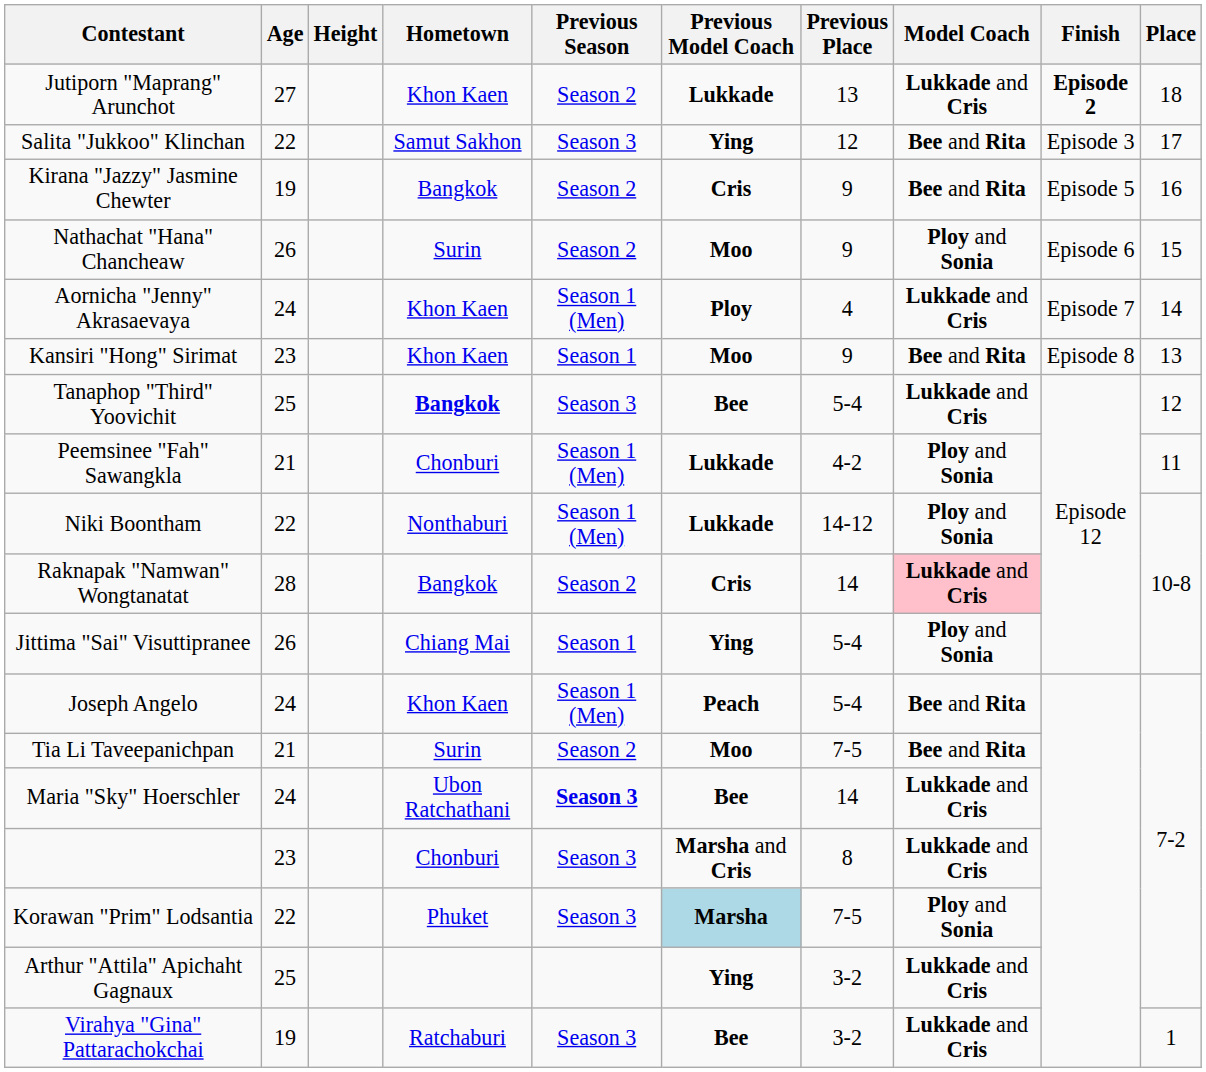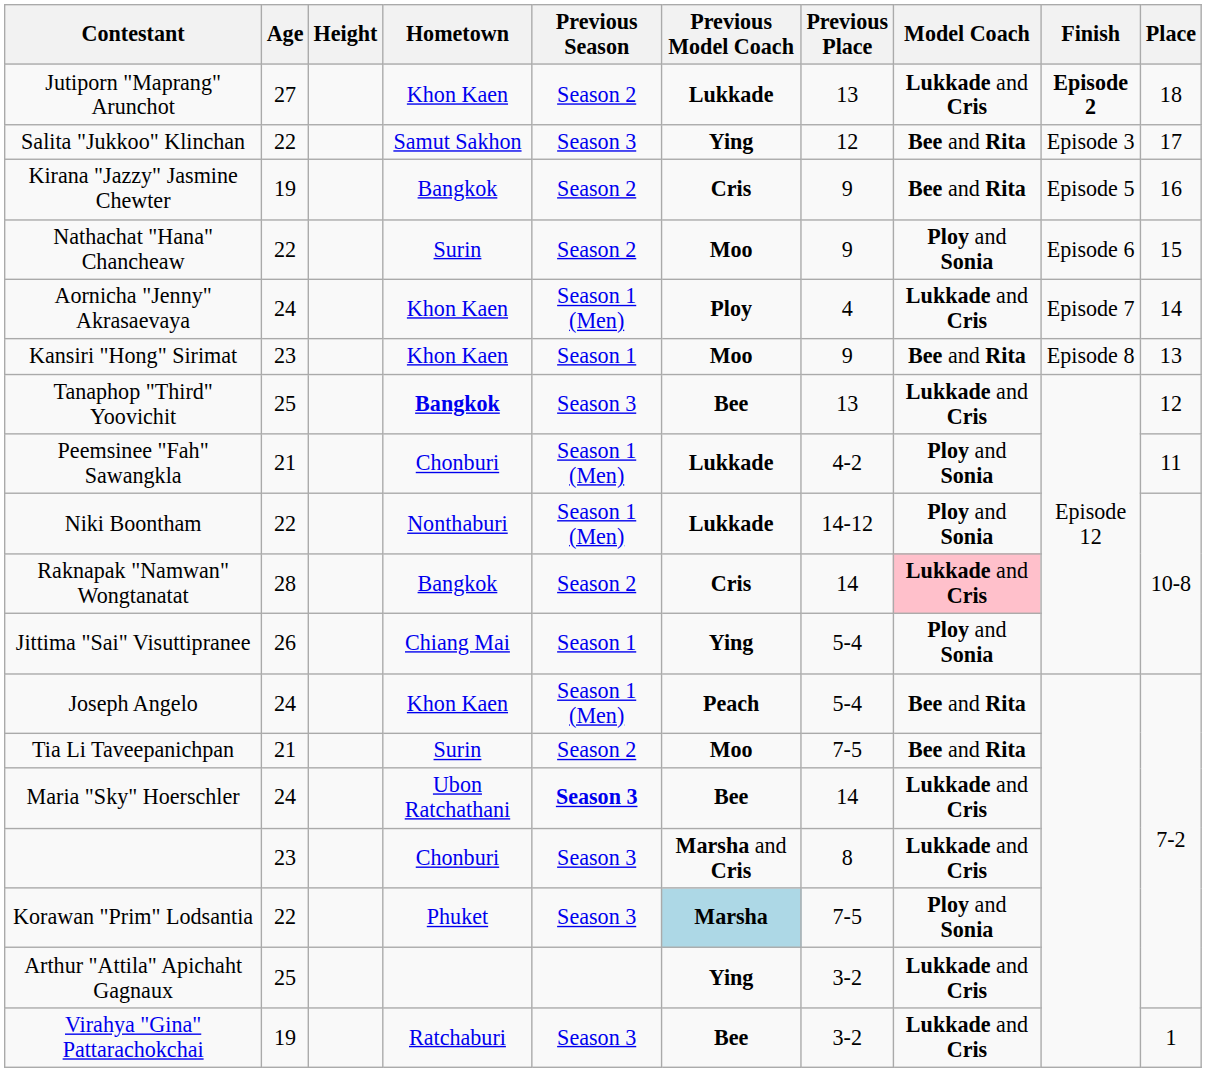(285, 249) 26 -> (285, 249) 22
(847, 403) 5-4 -> (847, 403) 13
